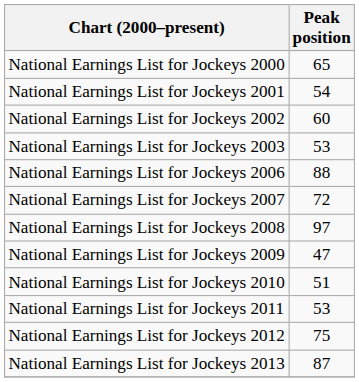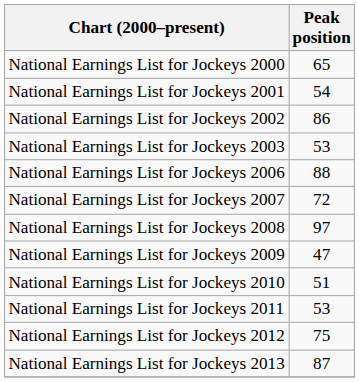(322, 118) 60 -> (322, 118) 86
